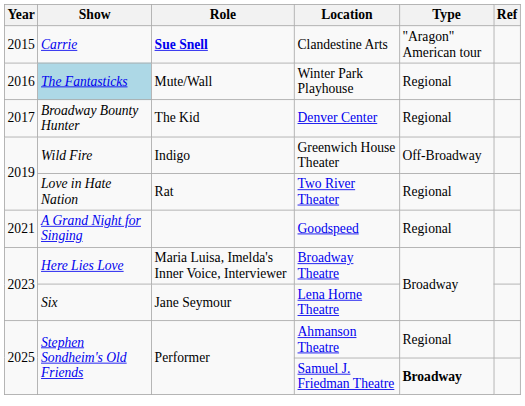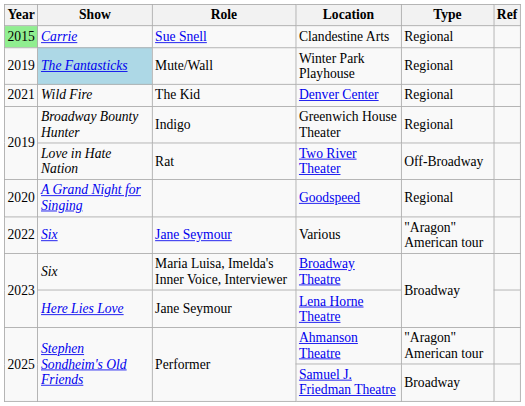(21, 44) no background -> (21, 36) lightgreen background
(181, 44) bold -> (181, 36) normal
(442, 44) "Aragon" American tour -> (429, 36) Regional
(21, 81) 2016 -> (21, 66) 2019
(21, 118) 2017 -> (21, 95) 2021
(90, 118) Broadway Bounty Hunter -> (67, 95) Wild Fire
(67, 155) Wild Fire -> (90, 124) Broadway Bounty Hunter
(442, 155) Off-Broadway -> (429, 124) Regional
(427, 191) Regional -> (444, 161) Off-Broadway
(21, 228) 2021 -> (21, 198) 2020
+ row: (320, 235)
(82, 265) Here Lies Love -> (49, 271) Six
(49, 302) Six -> (82, 308) Here Lies Love
(427, 339) Regional -> (444, 345) "Aragon" American tour
(432, 376) bold -> (432, 382) normal
